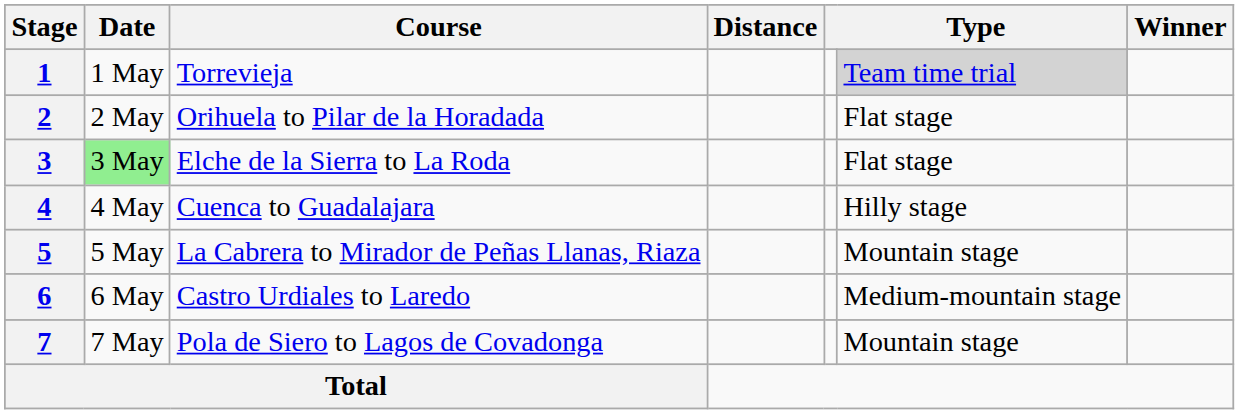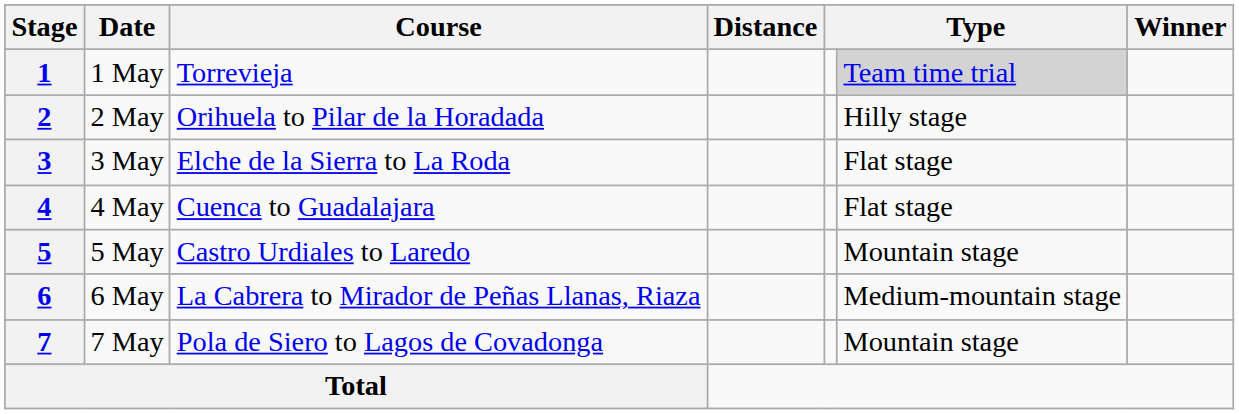(898, 116) Flat stage -> (905, 116) Hilly stage
(127, 161) lightgreen background -> (127, 161) no background
(905, 206) Hilly stage -> (898, 206) Flat stage
(439, 251) La Cabrera to Mirador de Peñas Llanas, Riaza -> (323, 251) Castro Urdiales to Laredo
(323, 296) Castro Urdiales to Laredo -> (439, 296) La Cabrera to Mirador de Peñas Llanas, Riaza
